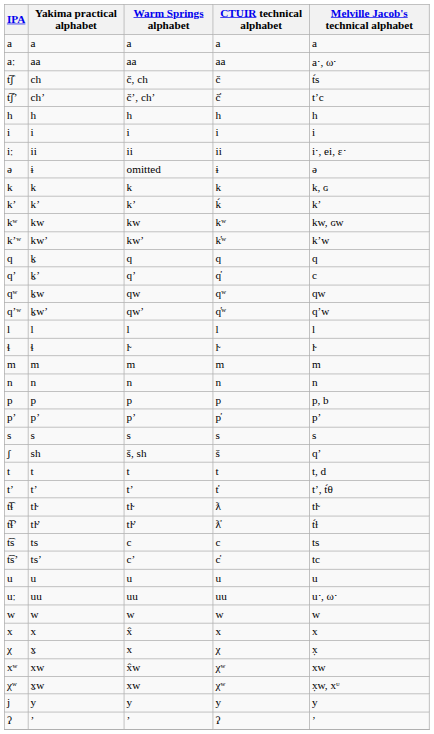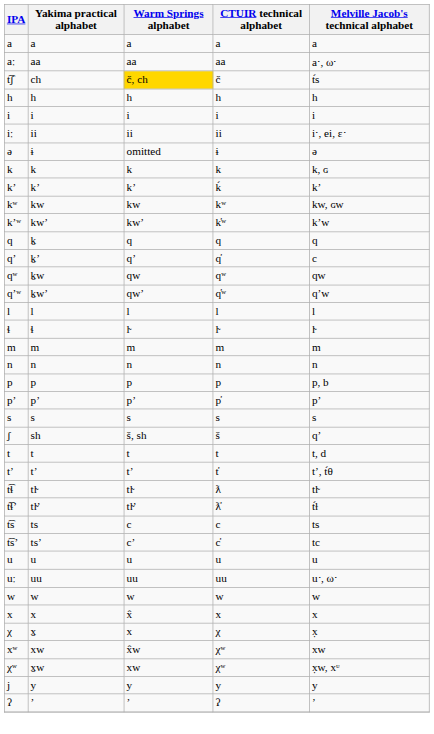(137, 79) no background -> (137, 79) gold background
- row: (38, 97)
